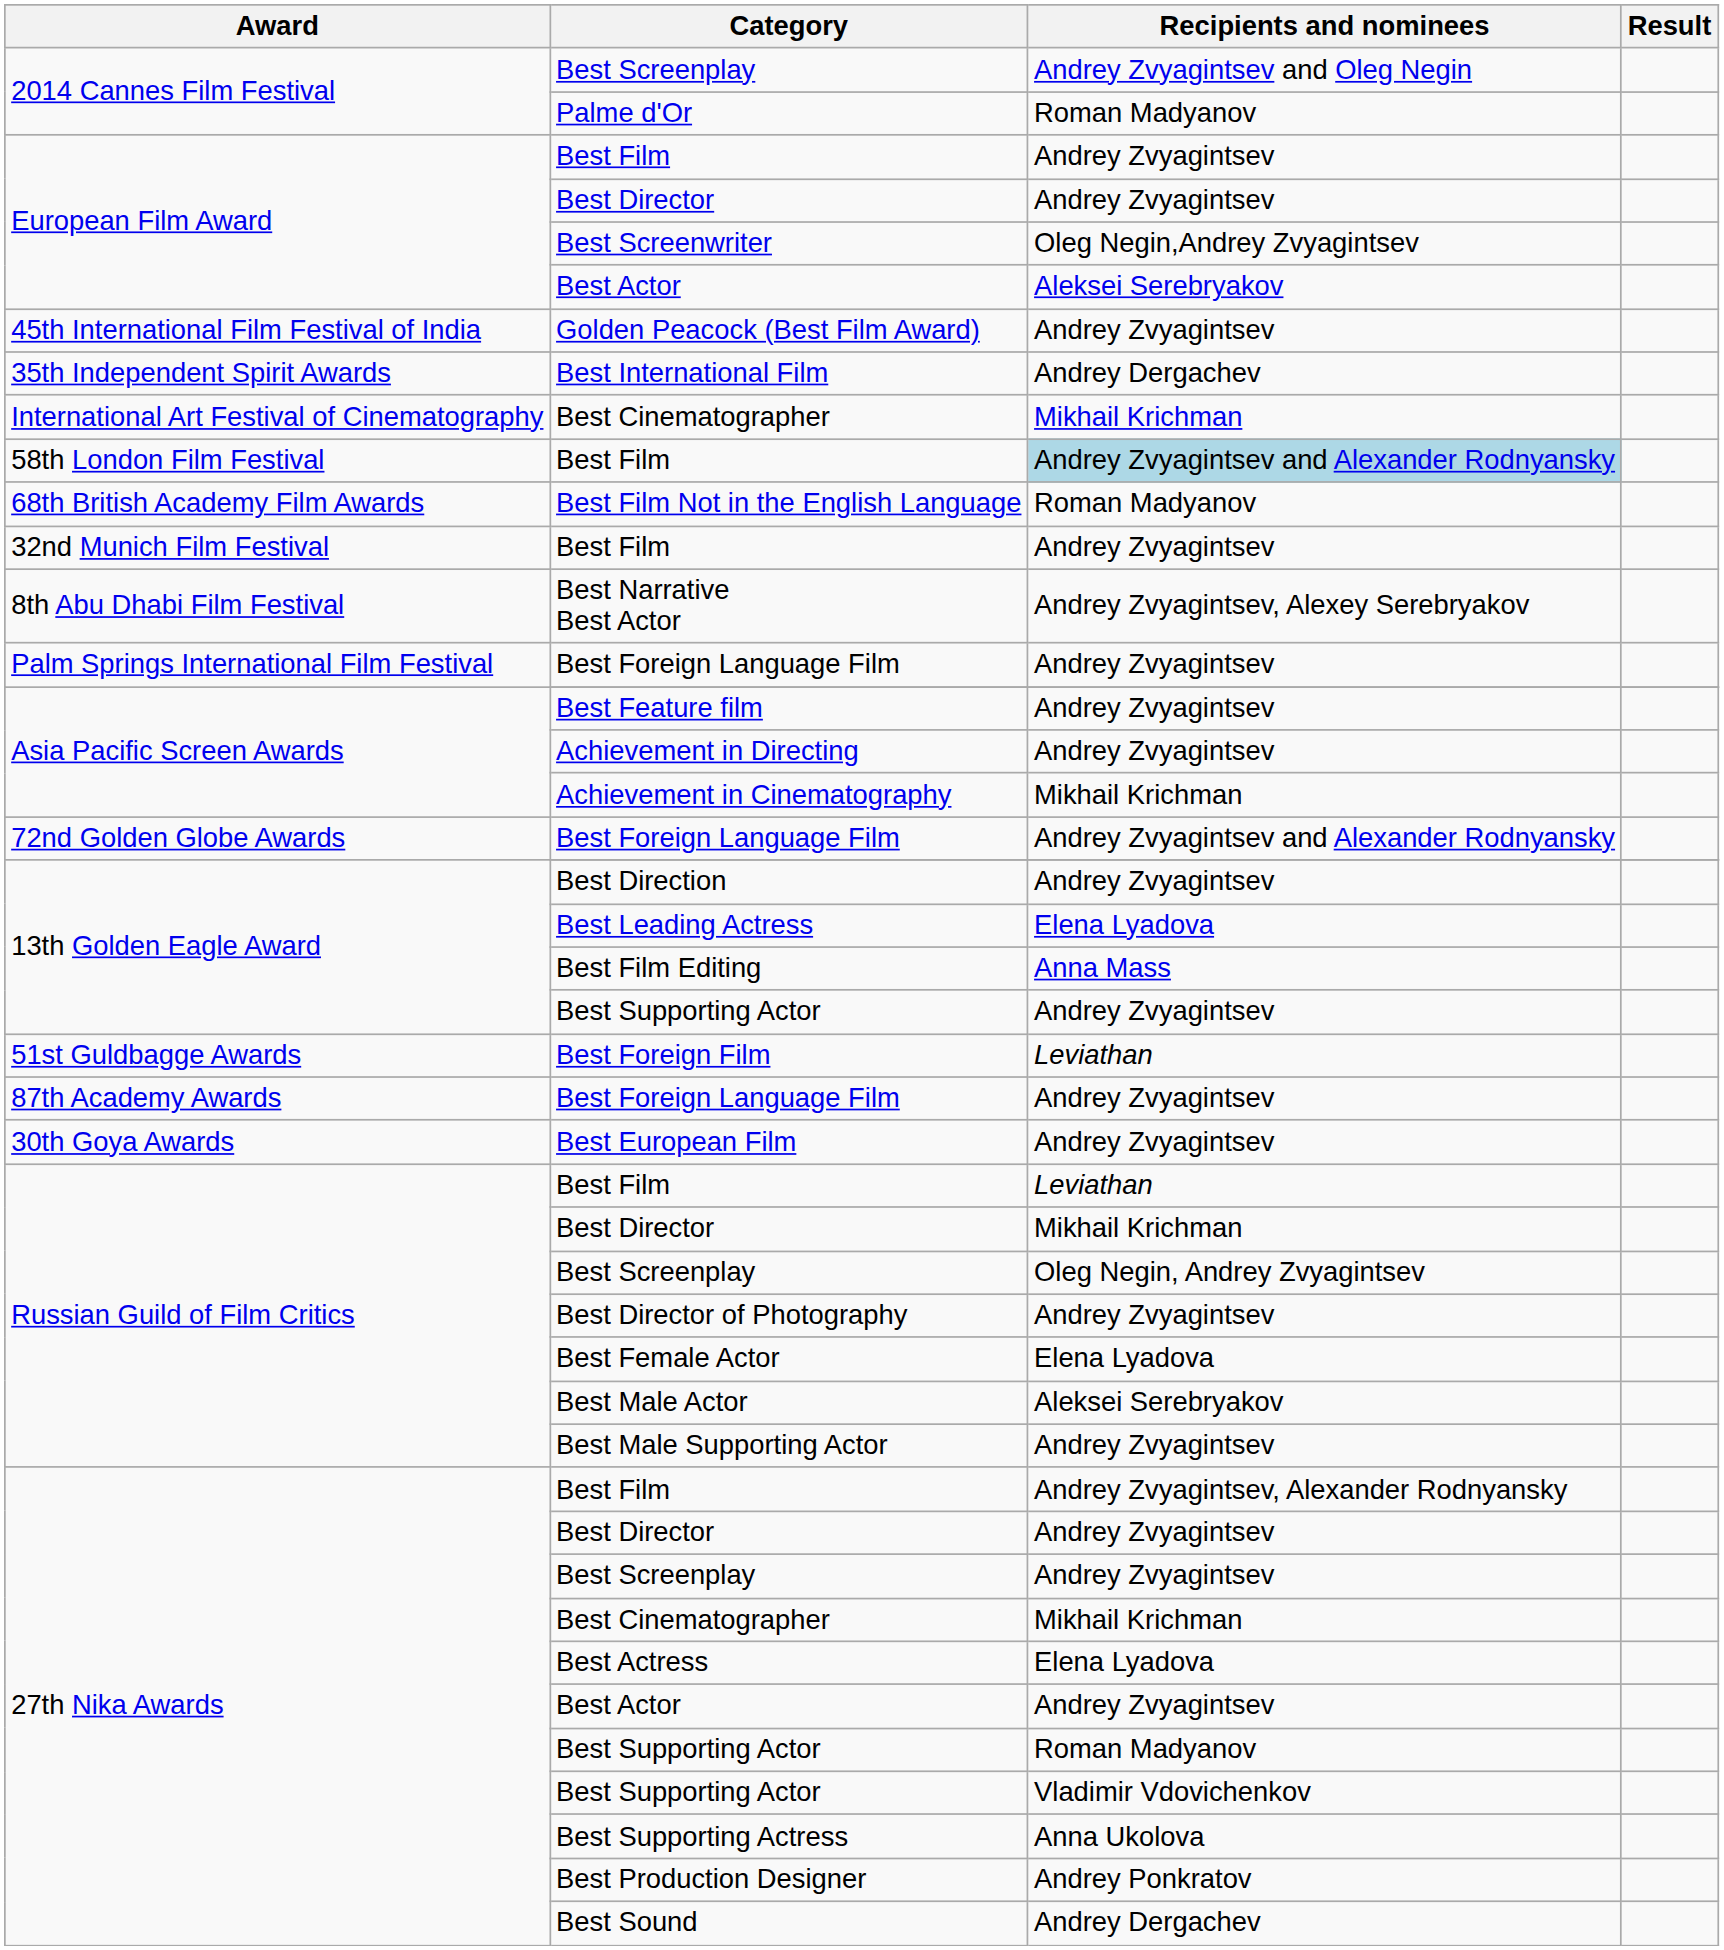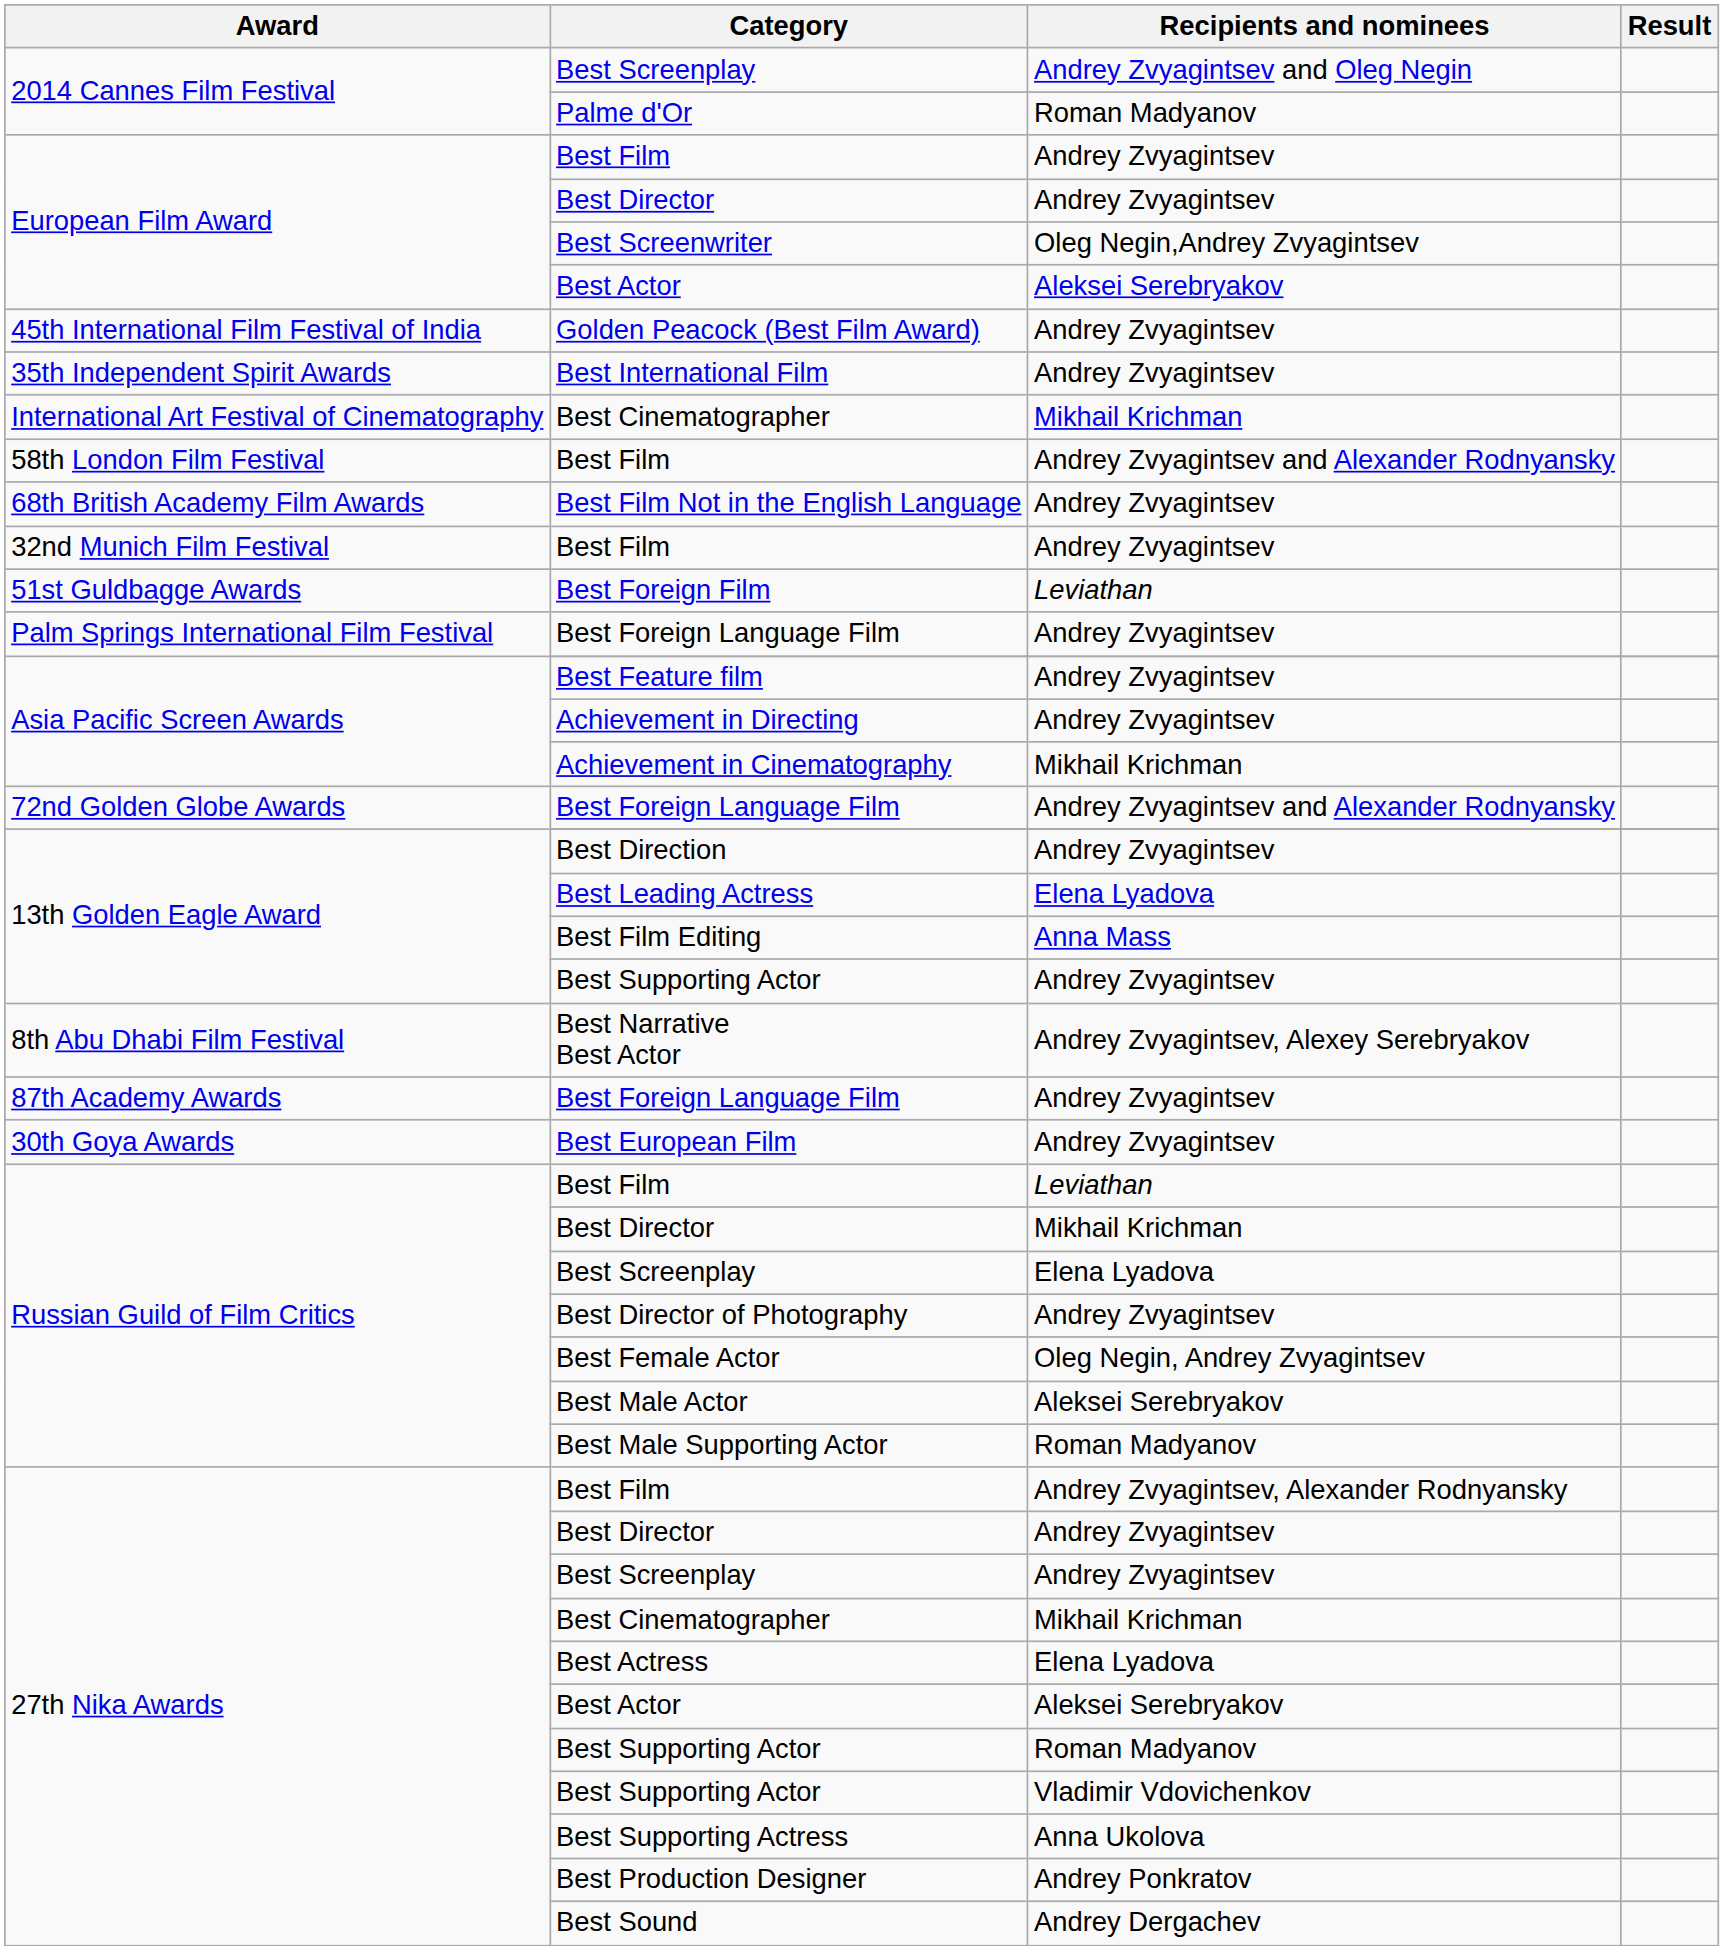(1147, 373) Andrey Dergachev -> (1154, 373) Andrey Zvyagintsev
(1325, 460) lightblue background -> (1325, 460) no background
(1145, 503) Roman Madyanov -> (1154, 503) Andrey Zvyagintsev
rows swapped: (178, 605) <-> (156, 1054)
(1229, 1271) Oleg Negin, Andrey Zvyagintsev -> (1124, 1271) Elena Lyadova
(1124, 1358) Elena Lyadova -> (1229, 1358) Oleg Negin, Andrey Zvyagintsev
(1154, 1445) Andrey Zvyagintsev -> (1145, 1445) Roman Madyanov
(1154, 1705) Andrey Zvyagintsev -> (1159, 1705) Aleksei Serebryakov
